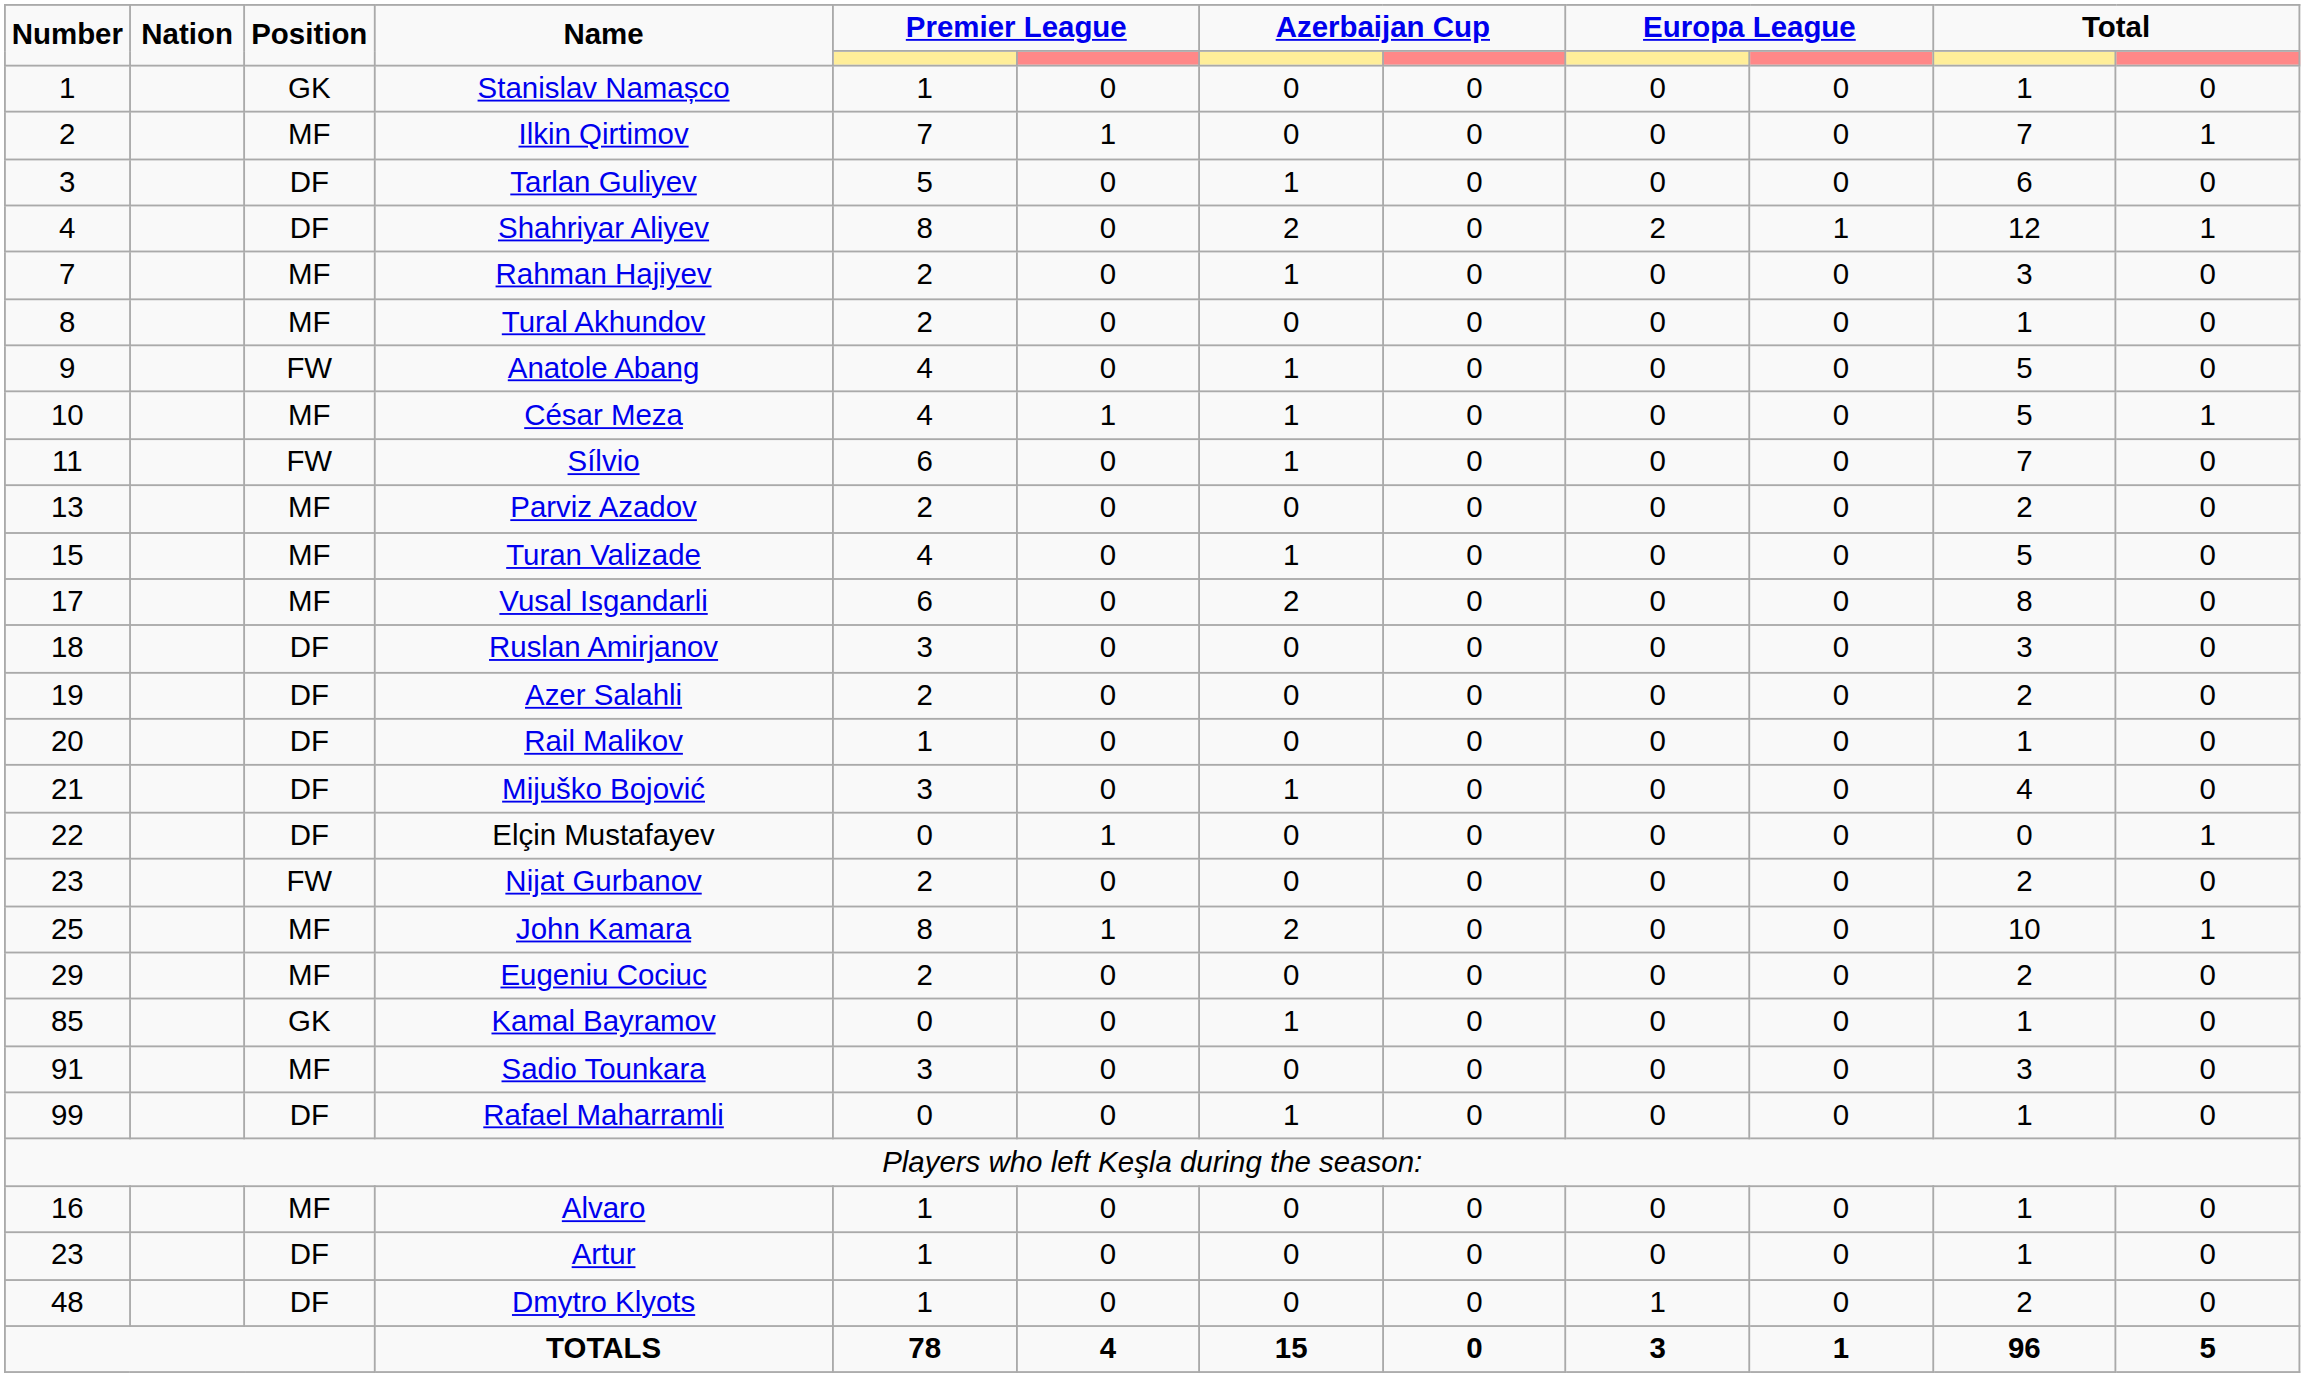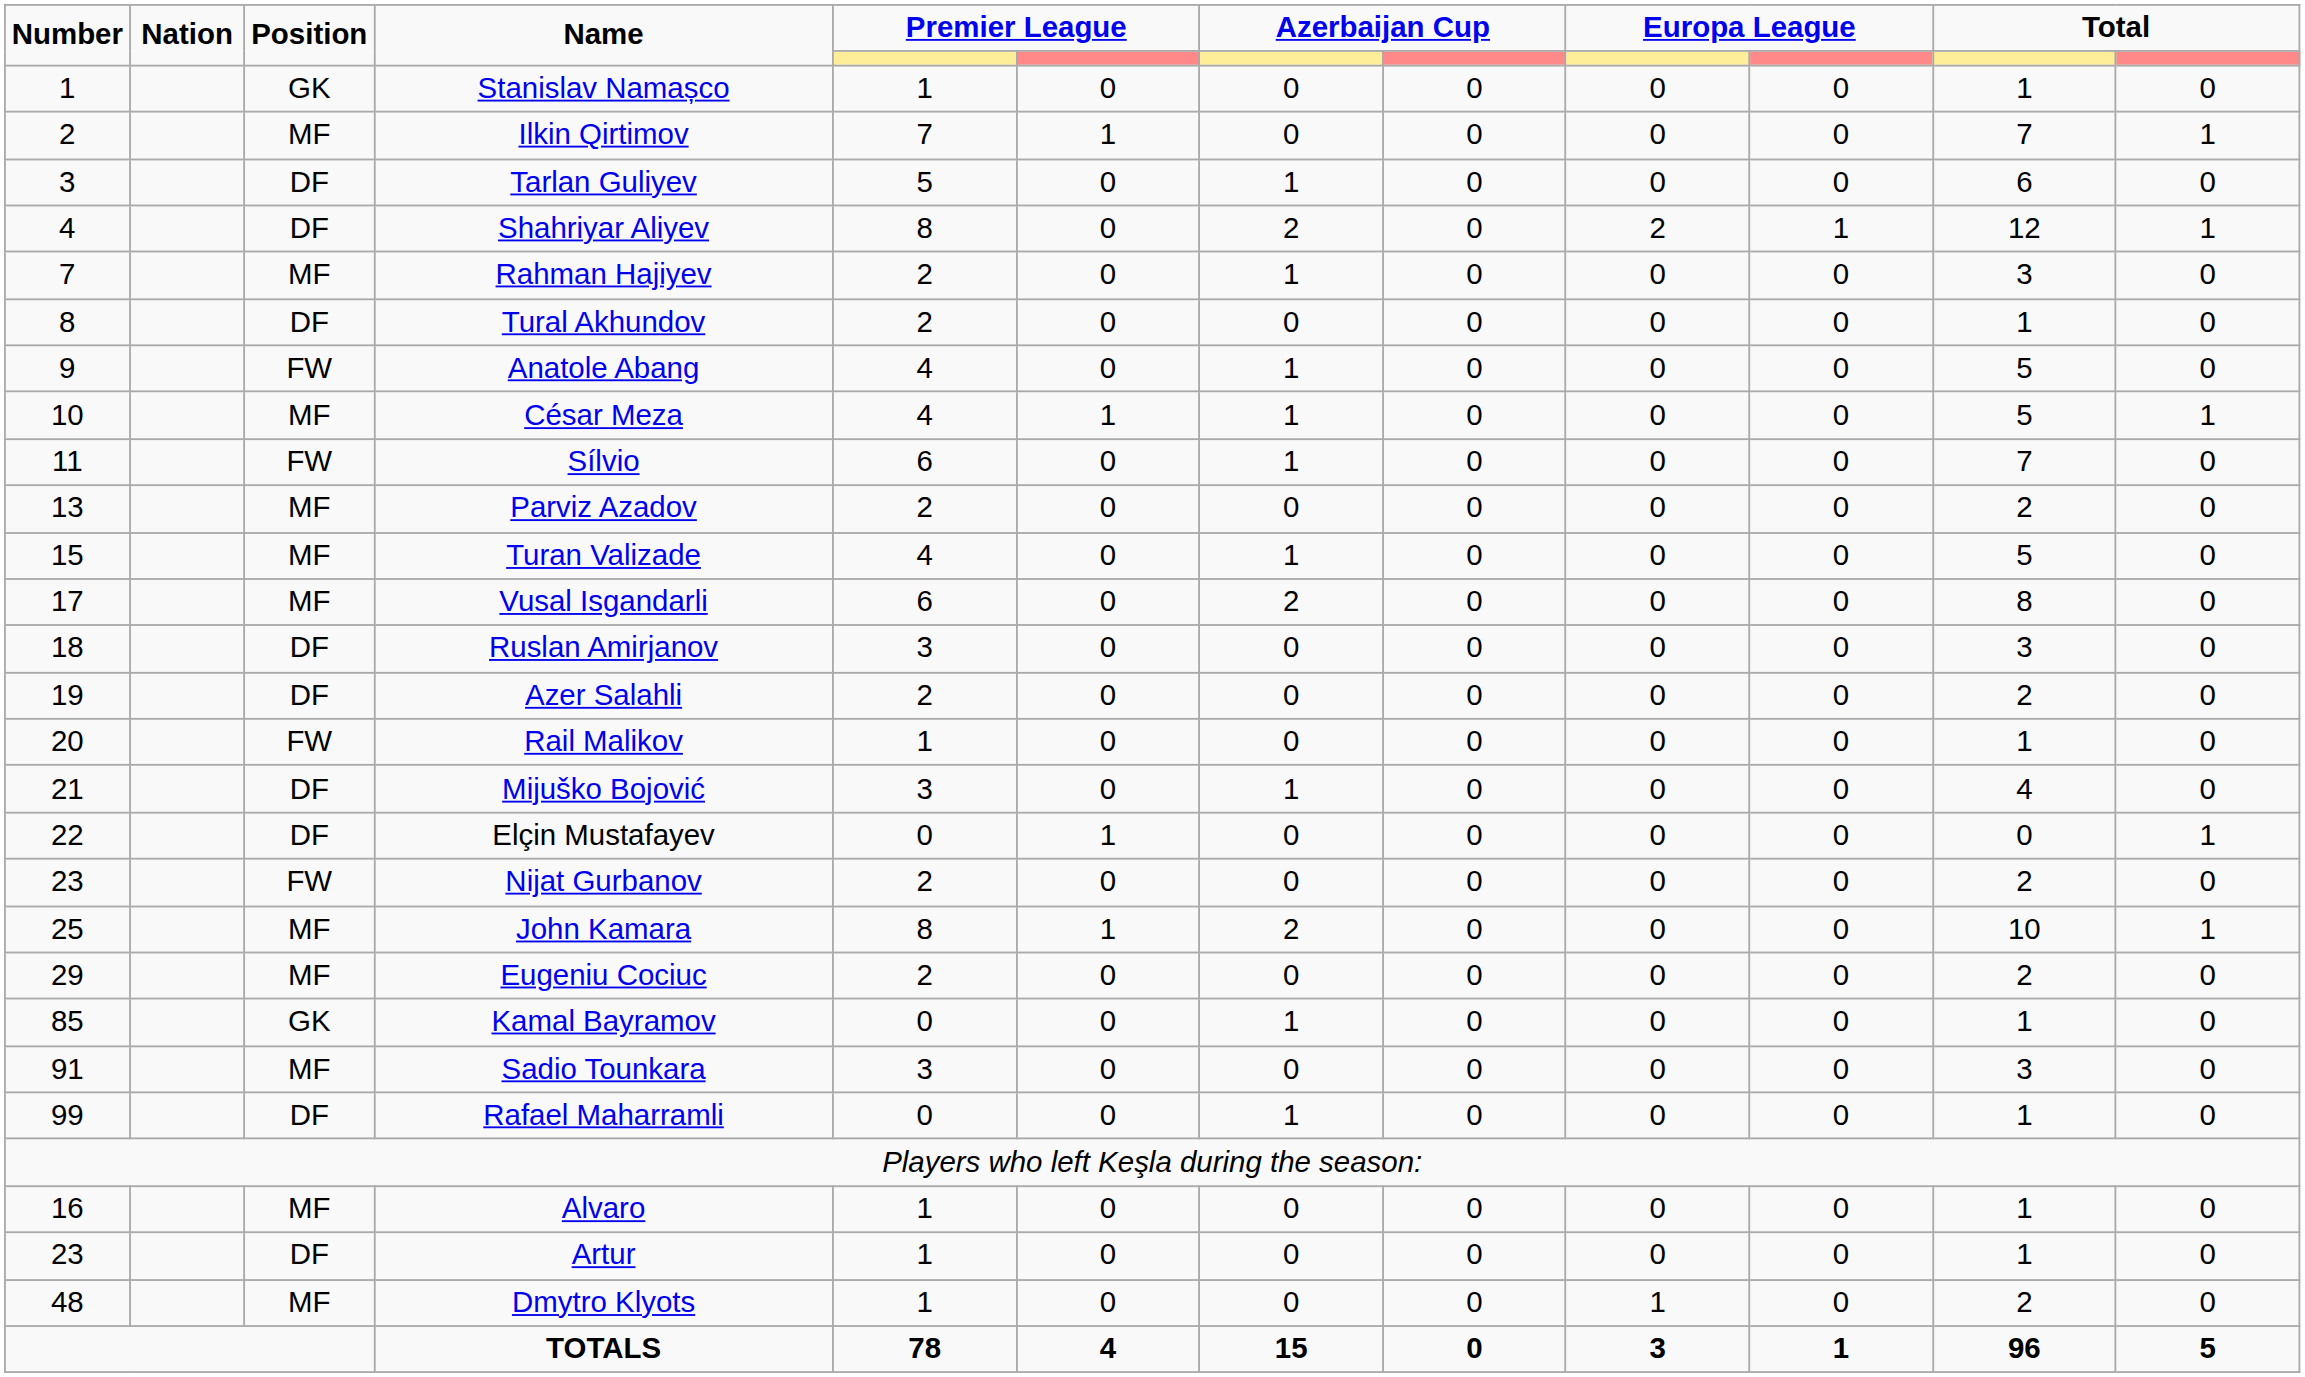(309, 321) MF -> (309, 321) DF
(309, 741) DF -> (309, 741) FW
(309, 1302) DF -> (309, 1302) MF
